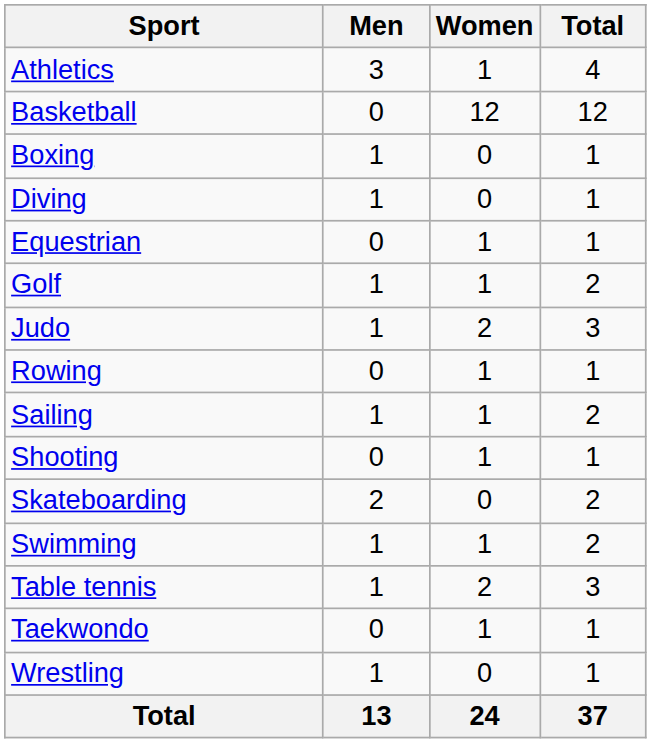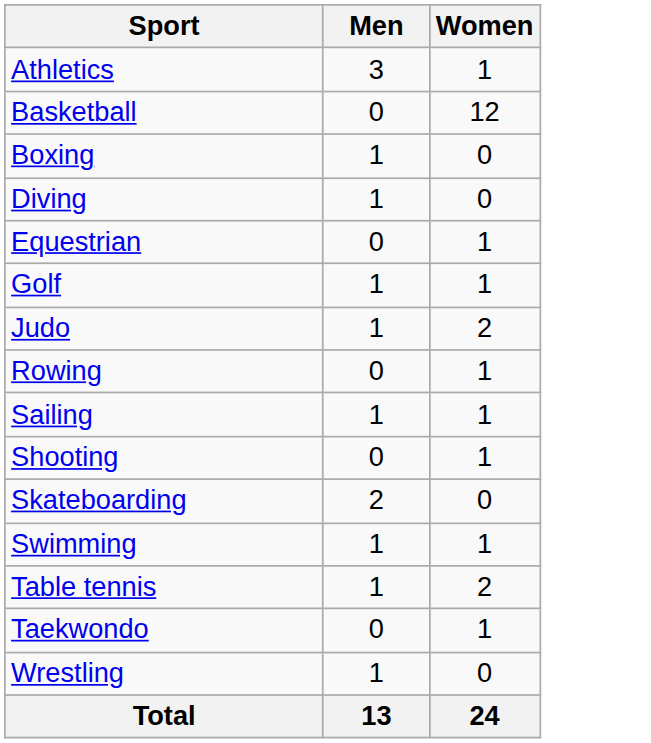- column: (593, 26)
